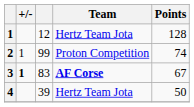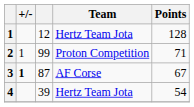(180, 53) 74 -> (180, 53) 71
(44, 73) 83 -> (44, 73) 87
(79, 73) bold -> (78, 73) normal
(180, 92) 50 -> (180, 92) 54
